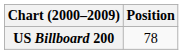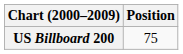(151, 37) 78 -> (151, 37) 75
